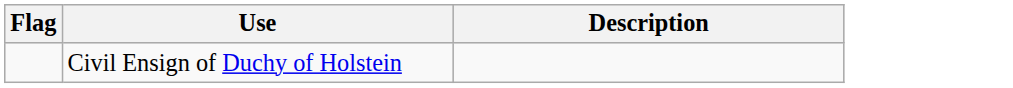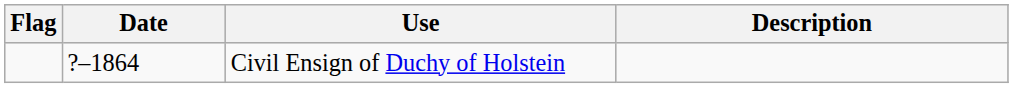+ column: (143, 23)
